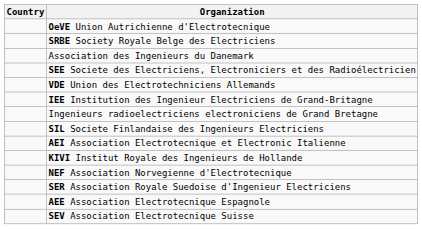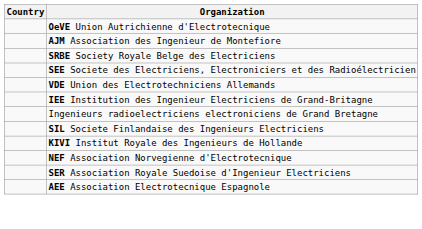+ row: (165, 41)
- row: (151, 56)
- row: (197, 143)
- row: (151, 216)
